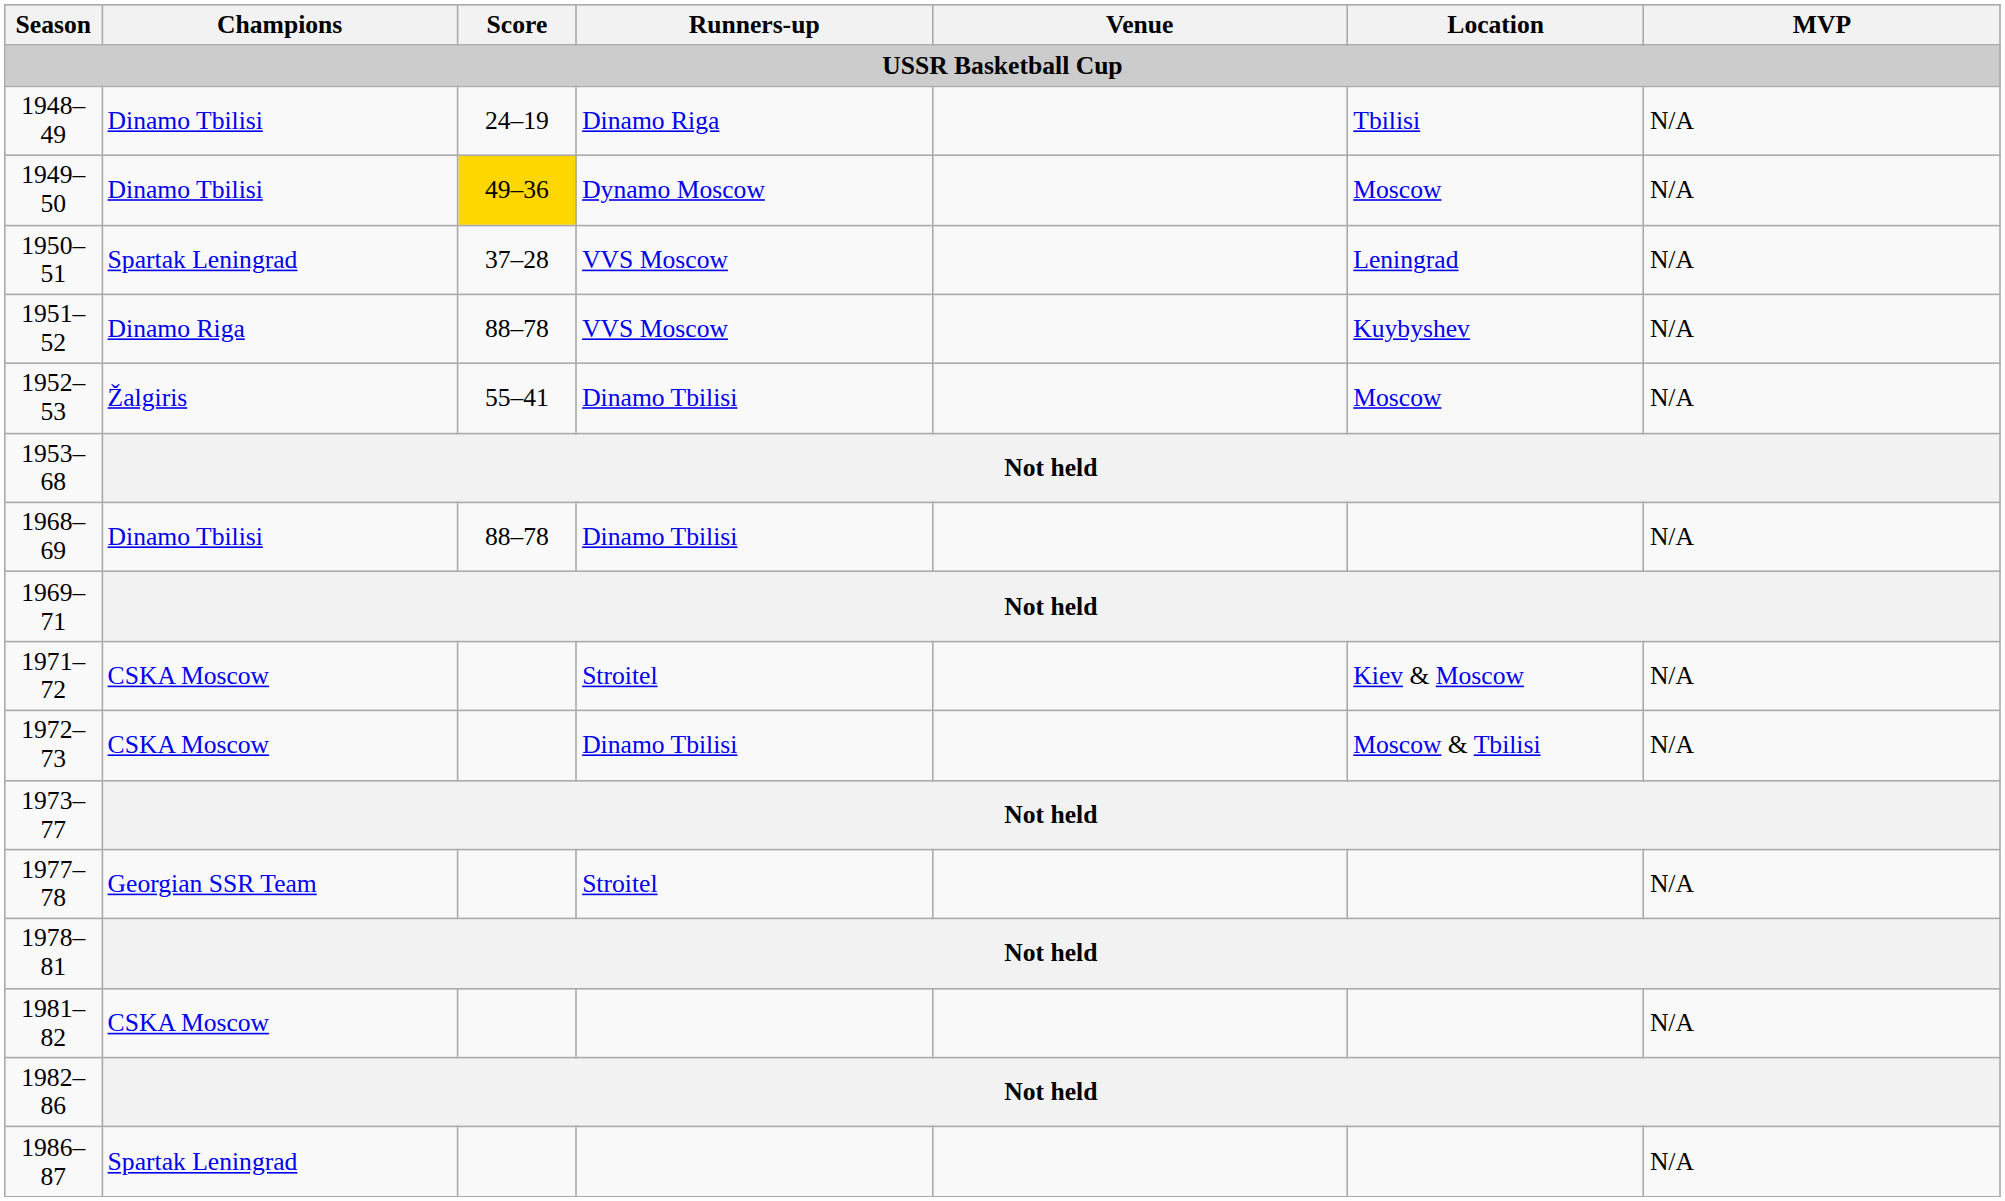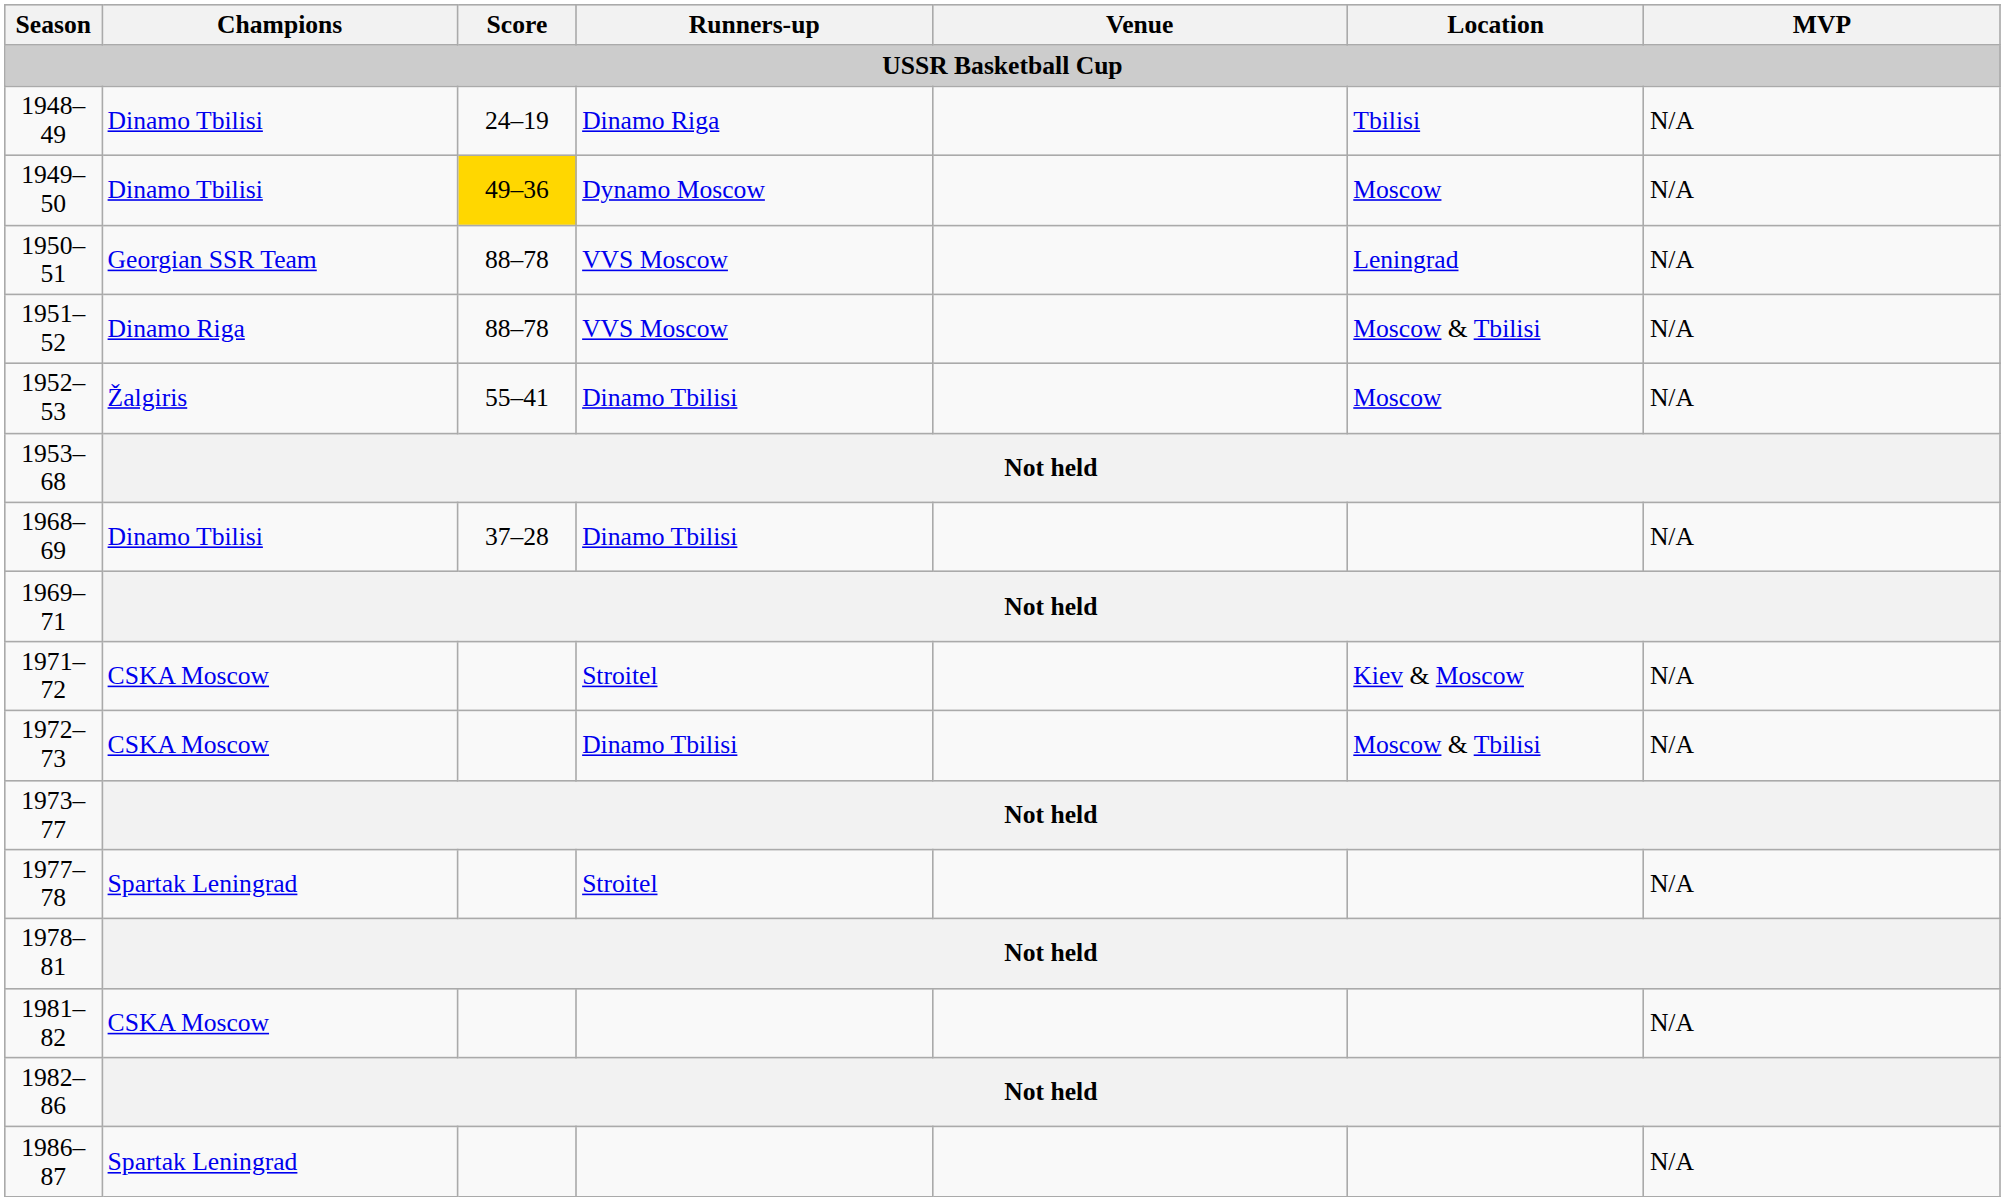(202, 259) Spartak Leningrad -> (212, 259) Georgian SSR Team
(517, 259) 37–28 -> (517, 259) 88–78
(1412, 328) Kuybyshev -> (1447, 328) Moscow & Tbilisi
(517, 536) 88–78 -> (517, 536) 37–28
(212, 883) Georgian SSR Team -> (202, 883) Spartak Leningrad
